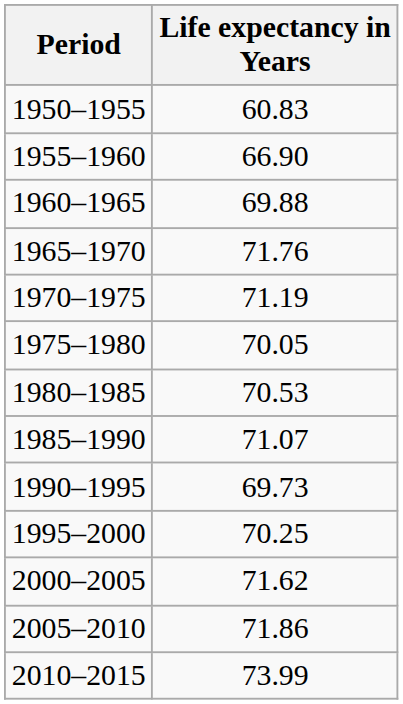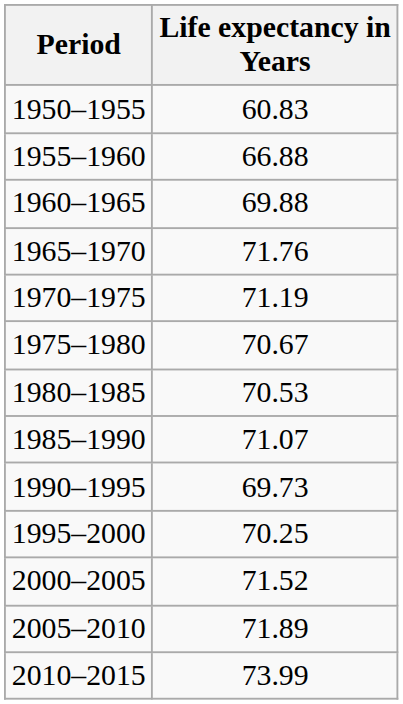(275, 155) 66.90 -> (275, 155) 66.88
(275, 344) 70.05 -> (275, 344) 70.67
(275, 580) 71.62 -> (275, 580) 71.52
(275, 627) 71.86 -> (275, 627) 71.89
